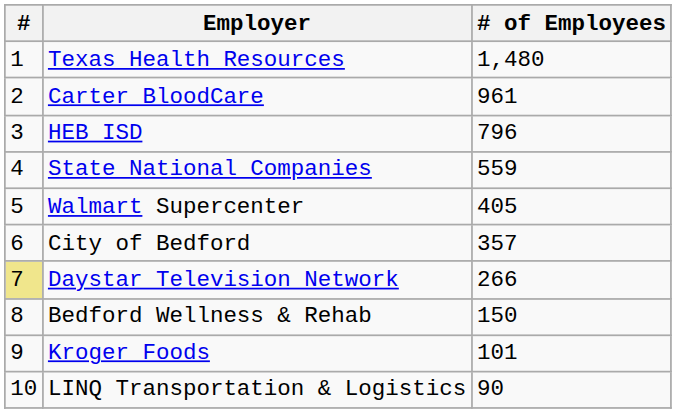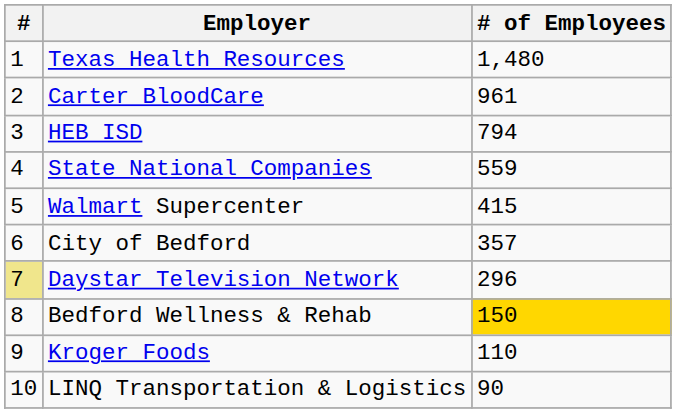(497, 133) 796 -> (497, 133) 794
(497, 206) 405 -> (497, 206) 415
(497, 280) 266 -> (497, 280) 296
(497, 316) no background -> (497, 316) gold background
(497, 353) 101 -> (497, 353) 110
